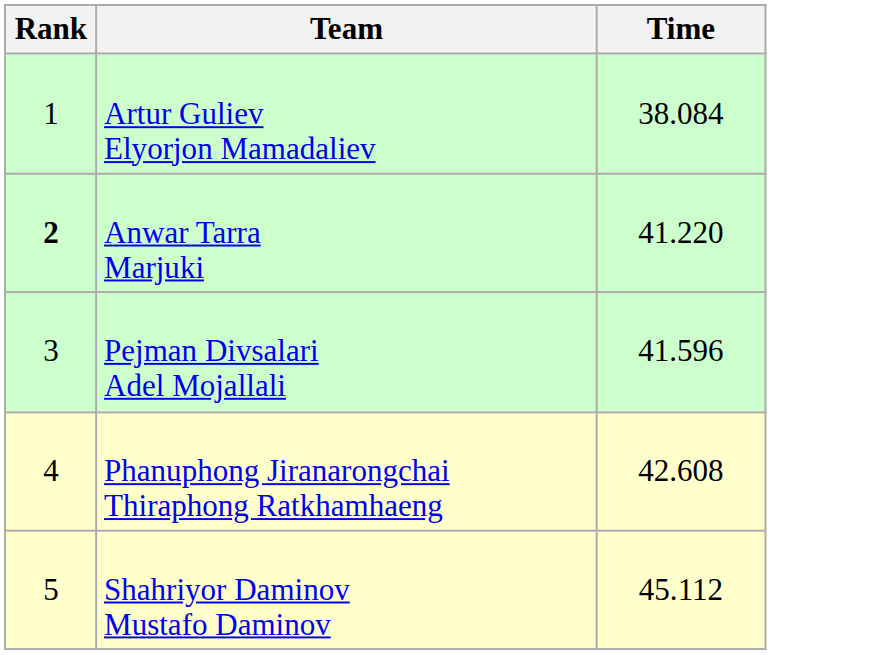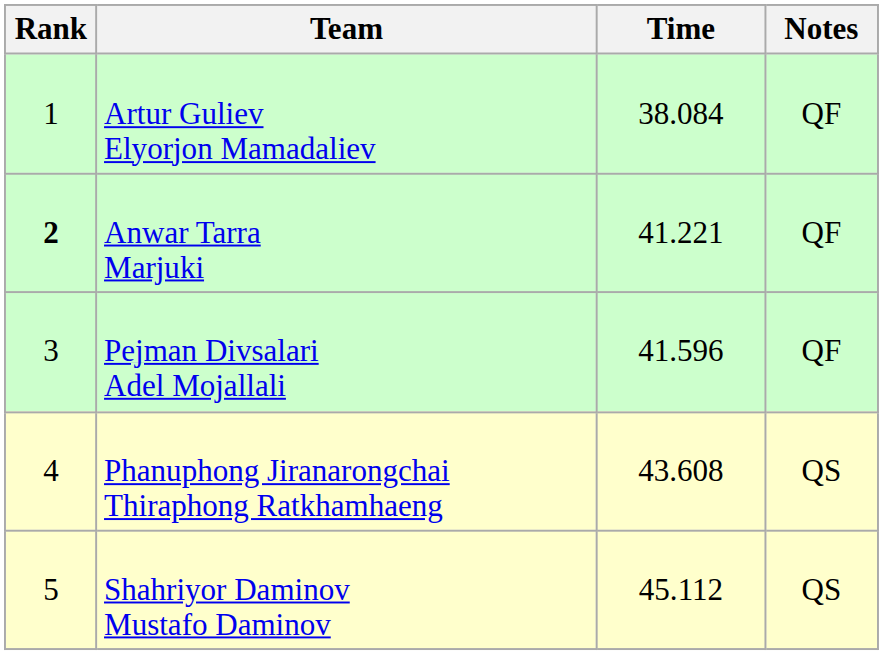+ column: (821, 29)
(681, 232) 41.220 -> (681, 232) 41.221
(681, 470) 42.608 -> (681, 470) 43.608
